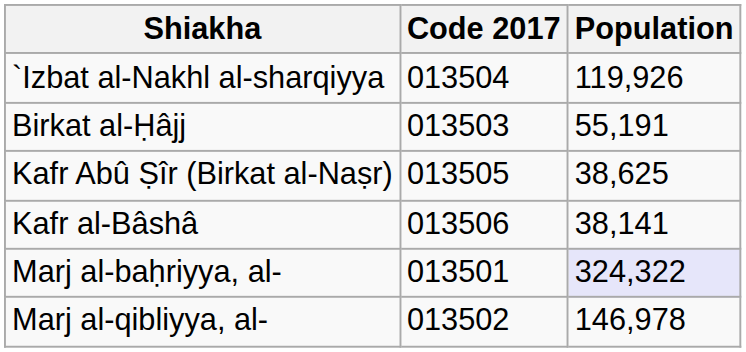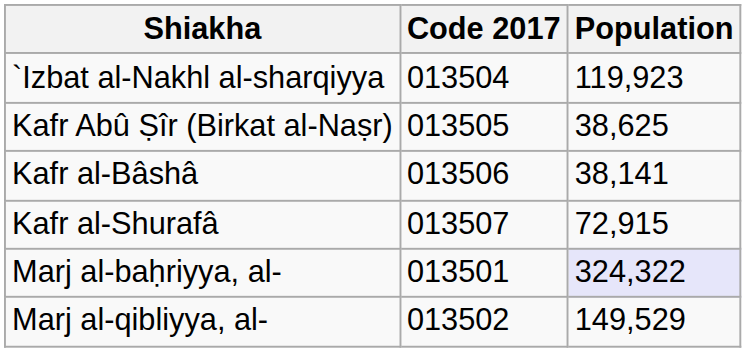(629, 77) 119,926 -> (629, 77) 119,923
- row: (99, 126)
+ row: (115, 223)
(630, 321) 146,978 -> (630, 321) 149,529
